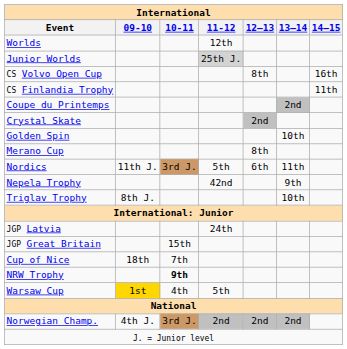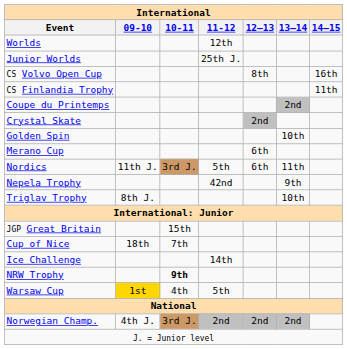(221, 58) lightgrey background -> (221, 58) no background
(260, 151) 8th -> (260, 151) 6th
- row: (34, 229)
+ row: (44, 260)
